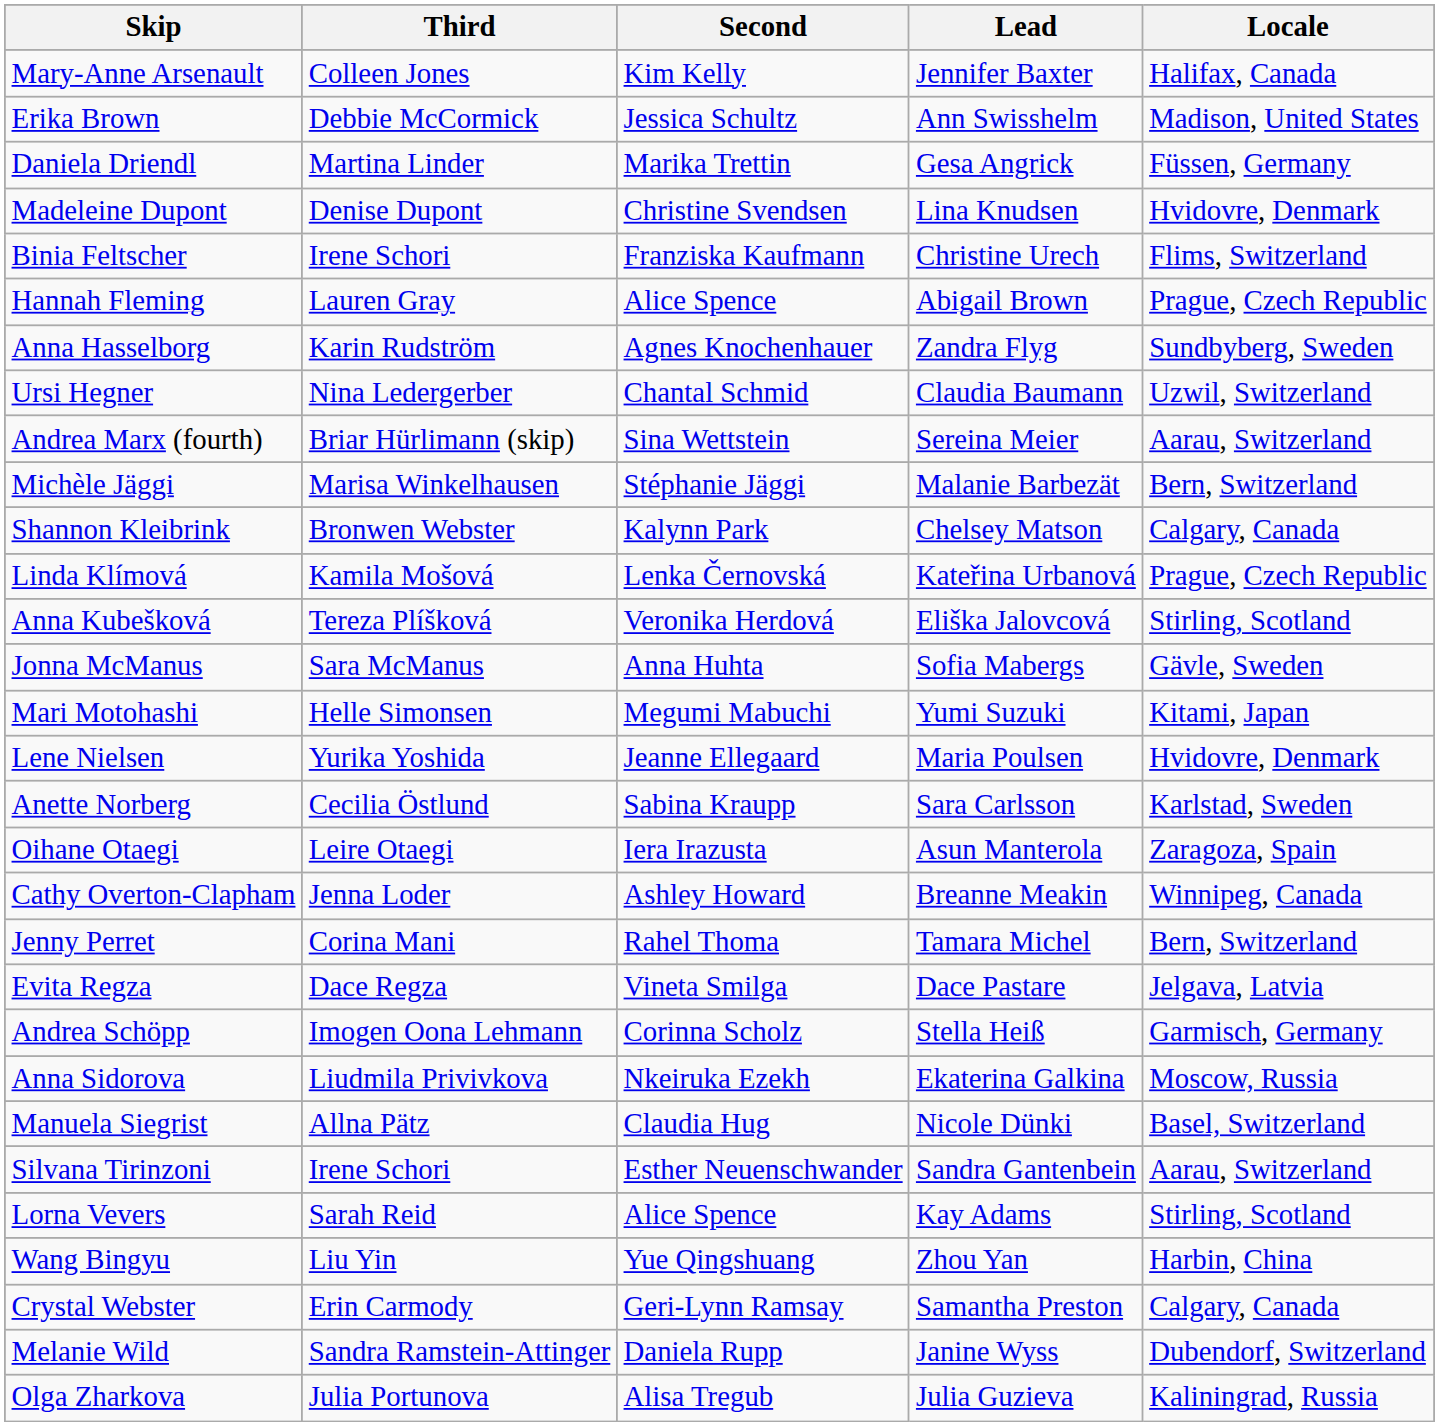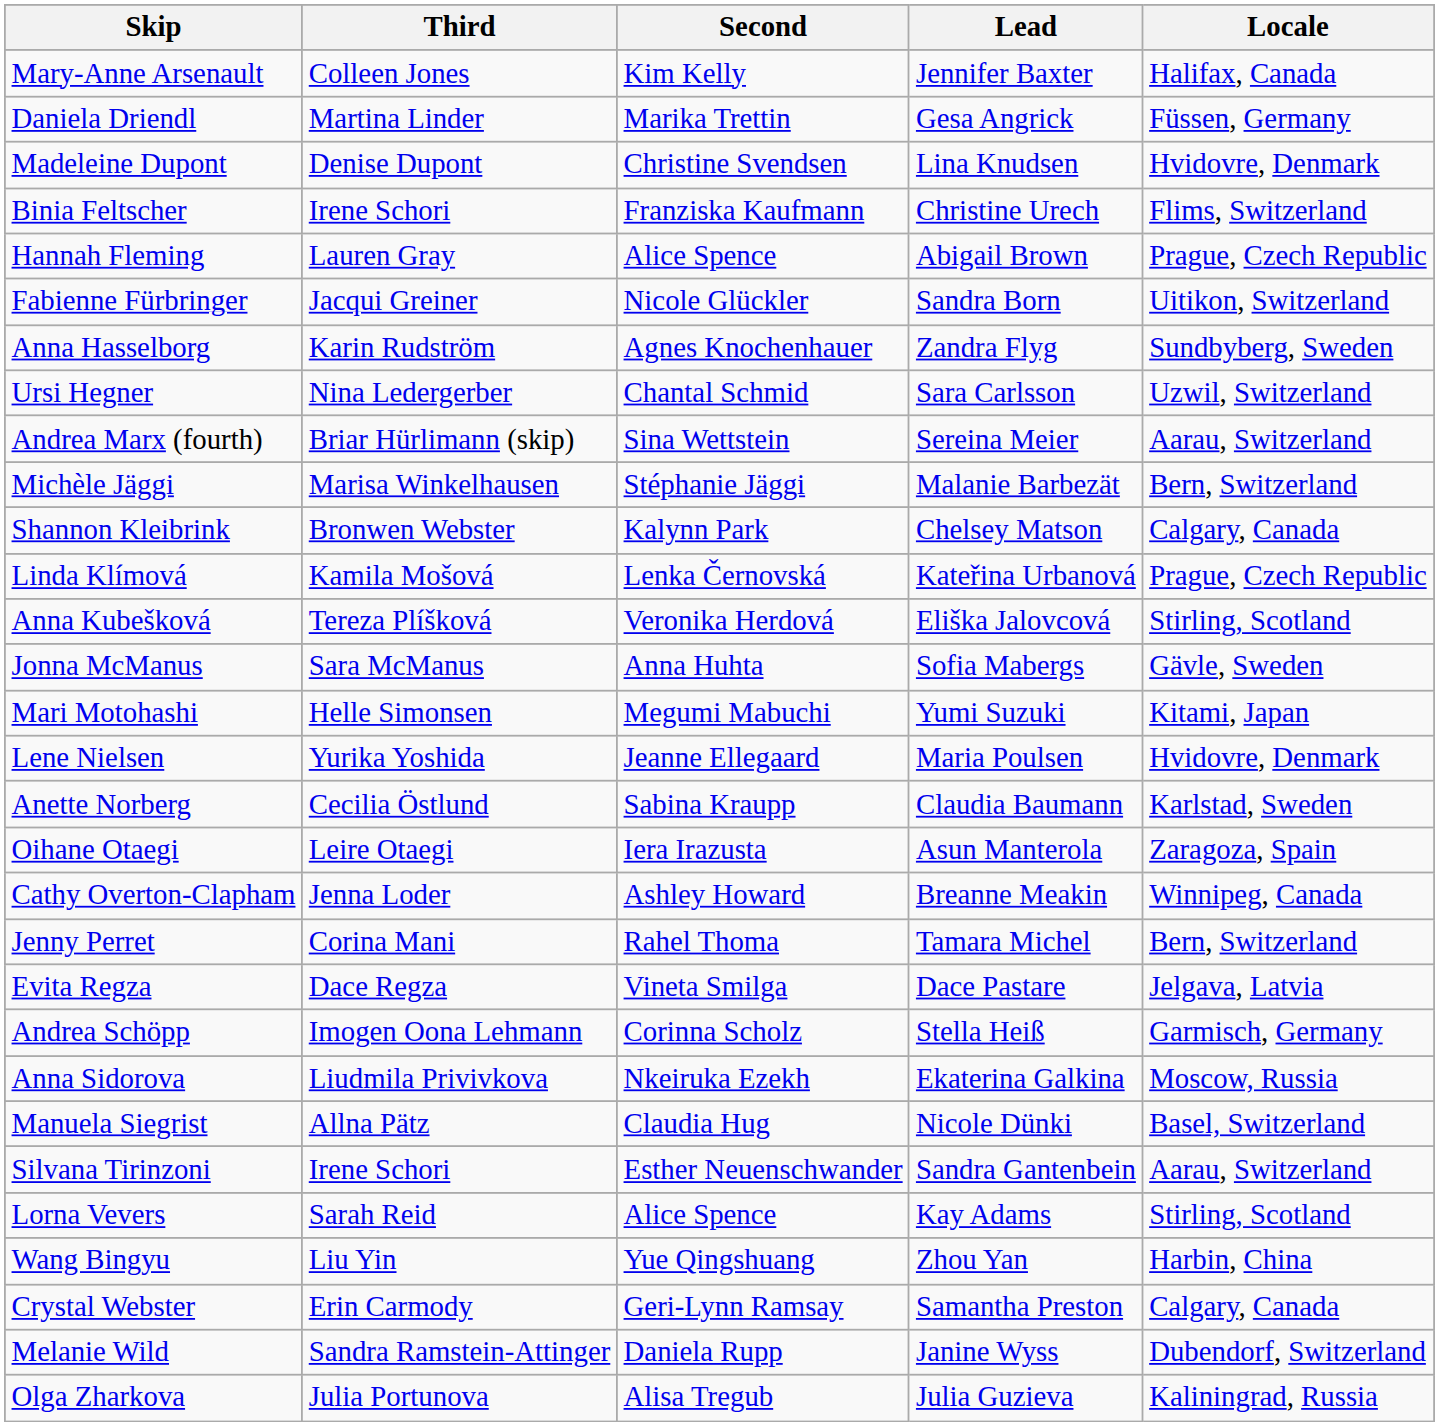- row: (86, 118)
+ row: (130, 301)
(1020, 392) Claudia Baumann -> (996, 392) Sara Carlsson
(996, 803) Sara Carlsson -> (1020, 803) Claudia Baumann
